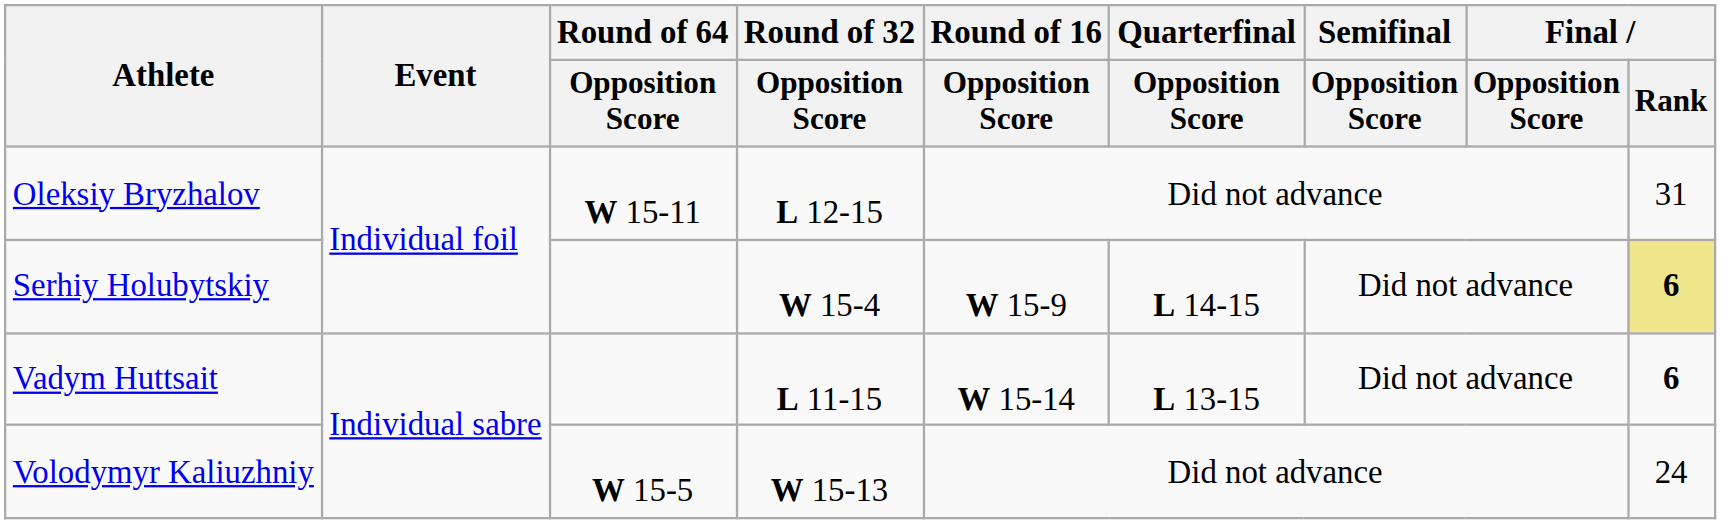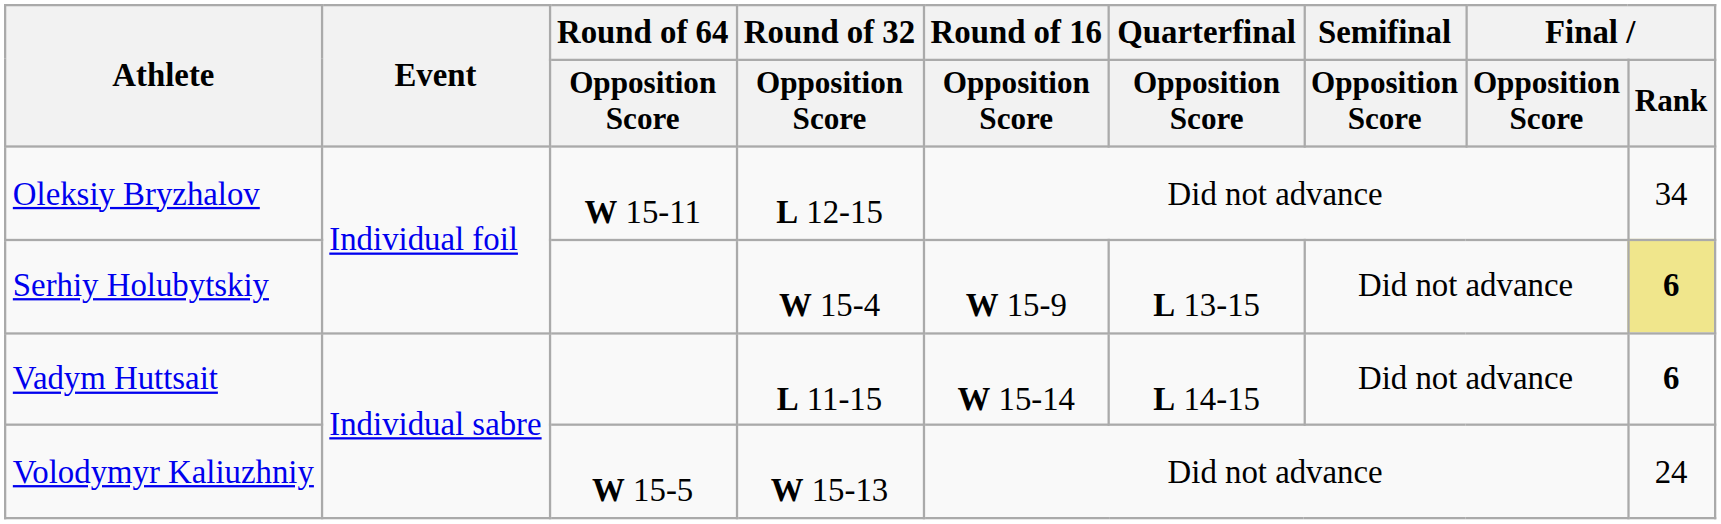(1671, 193) 31 -> (1671, 193) 34
(1207, 305) L 14-15 -> (1207, 305) L 13-15
(1207, 398) L 13-15 -> (1207, 398) L 14-15
